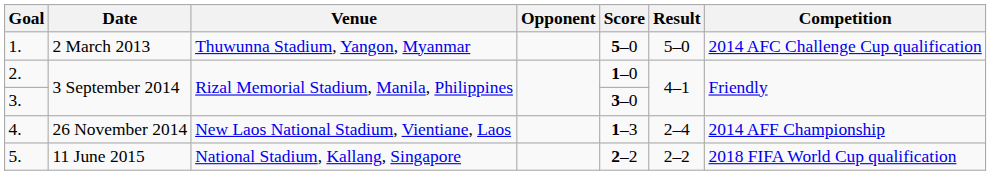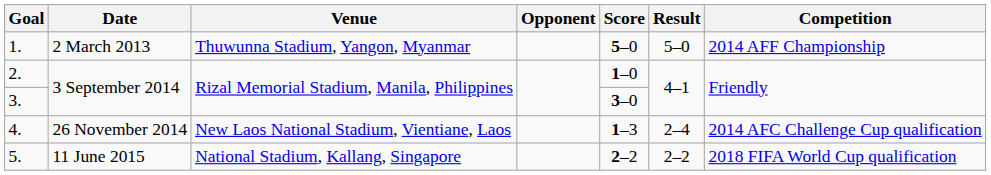(845, 45) 2014 AFC Challenge Cup qualification -> (797, 45) 2014 AFF Championship
(797, 128) 2014 AFF Championship -> (845, 128) 2014 AFC Challenge Cup qualification
